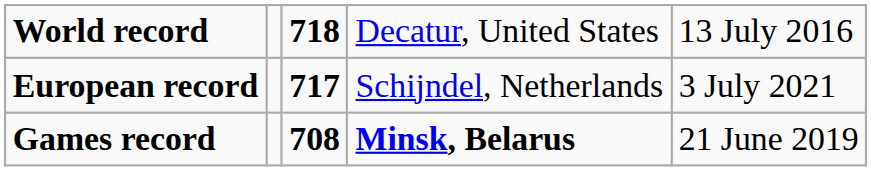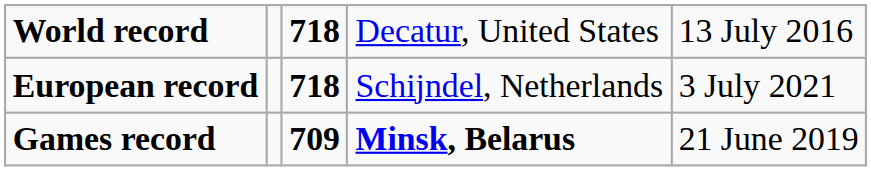(315, 84) 717 -> (315, 84) 718
(315, 138) 708 -> (315, 138) 709
